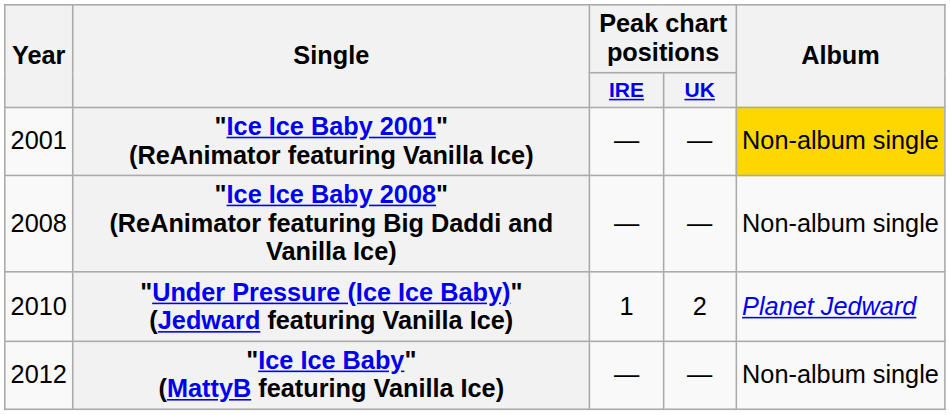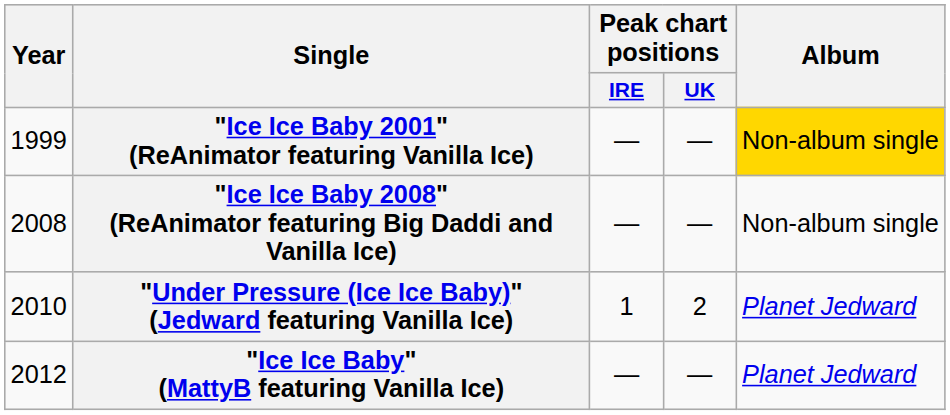(39, 140) 2001 -> (39, 140) 1999
(840, 375) Non-album single -> (829, 375) Planet Jedward
